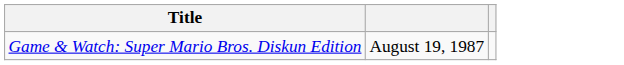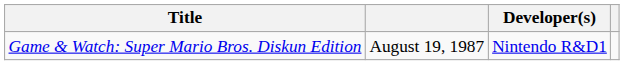+ column: (549, 18)
